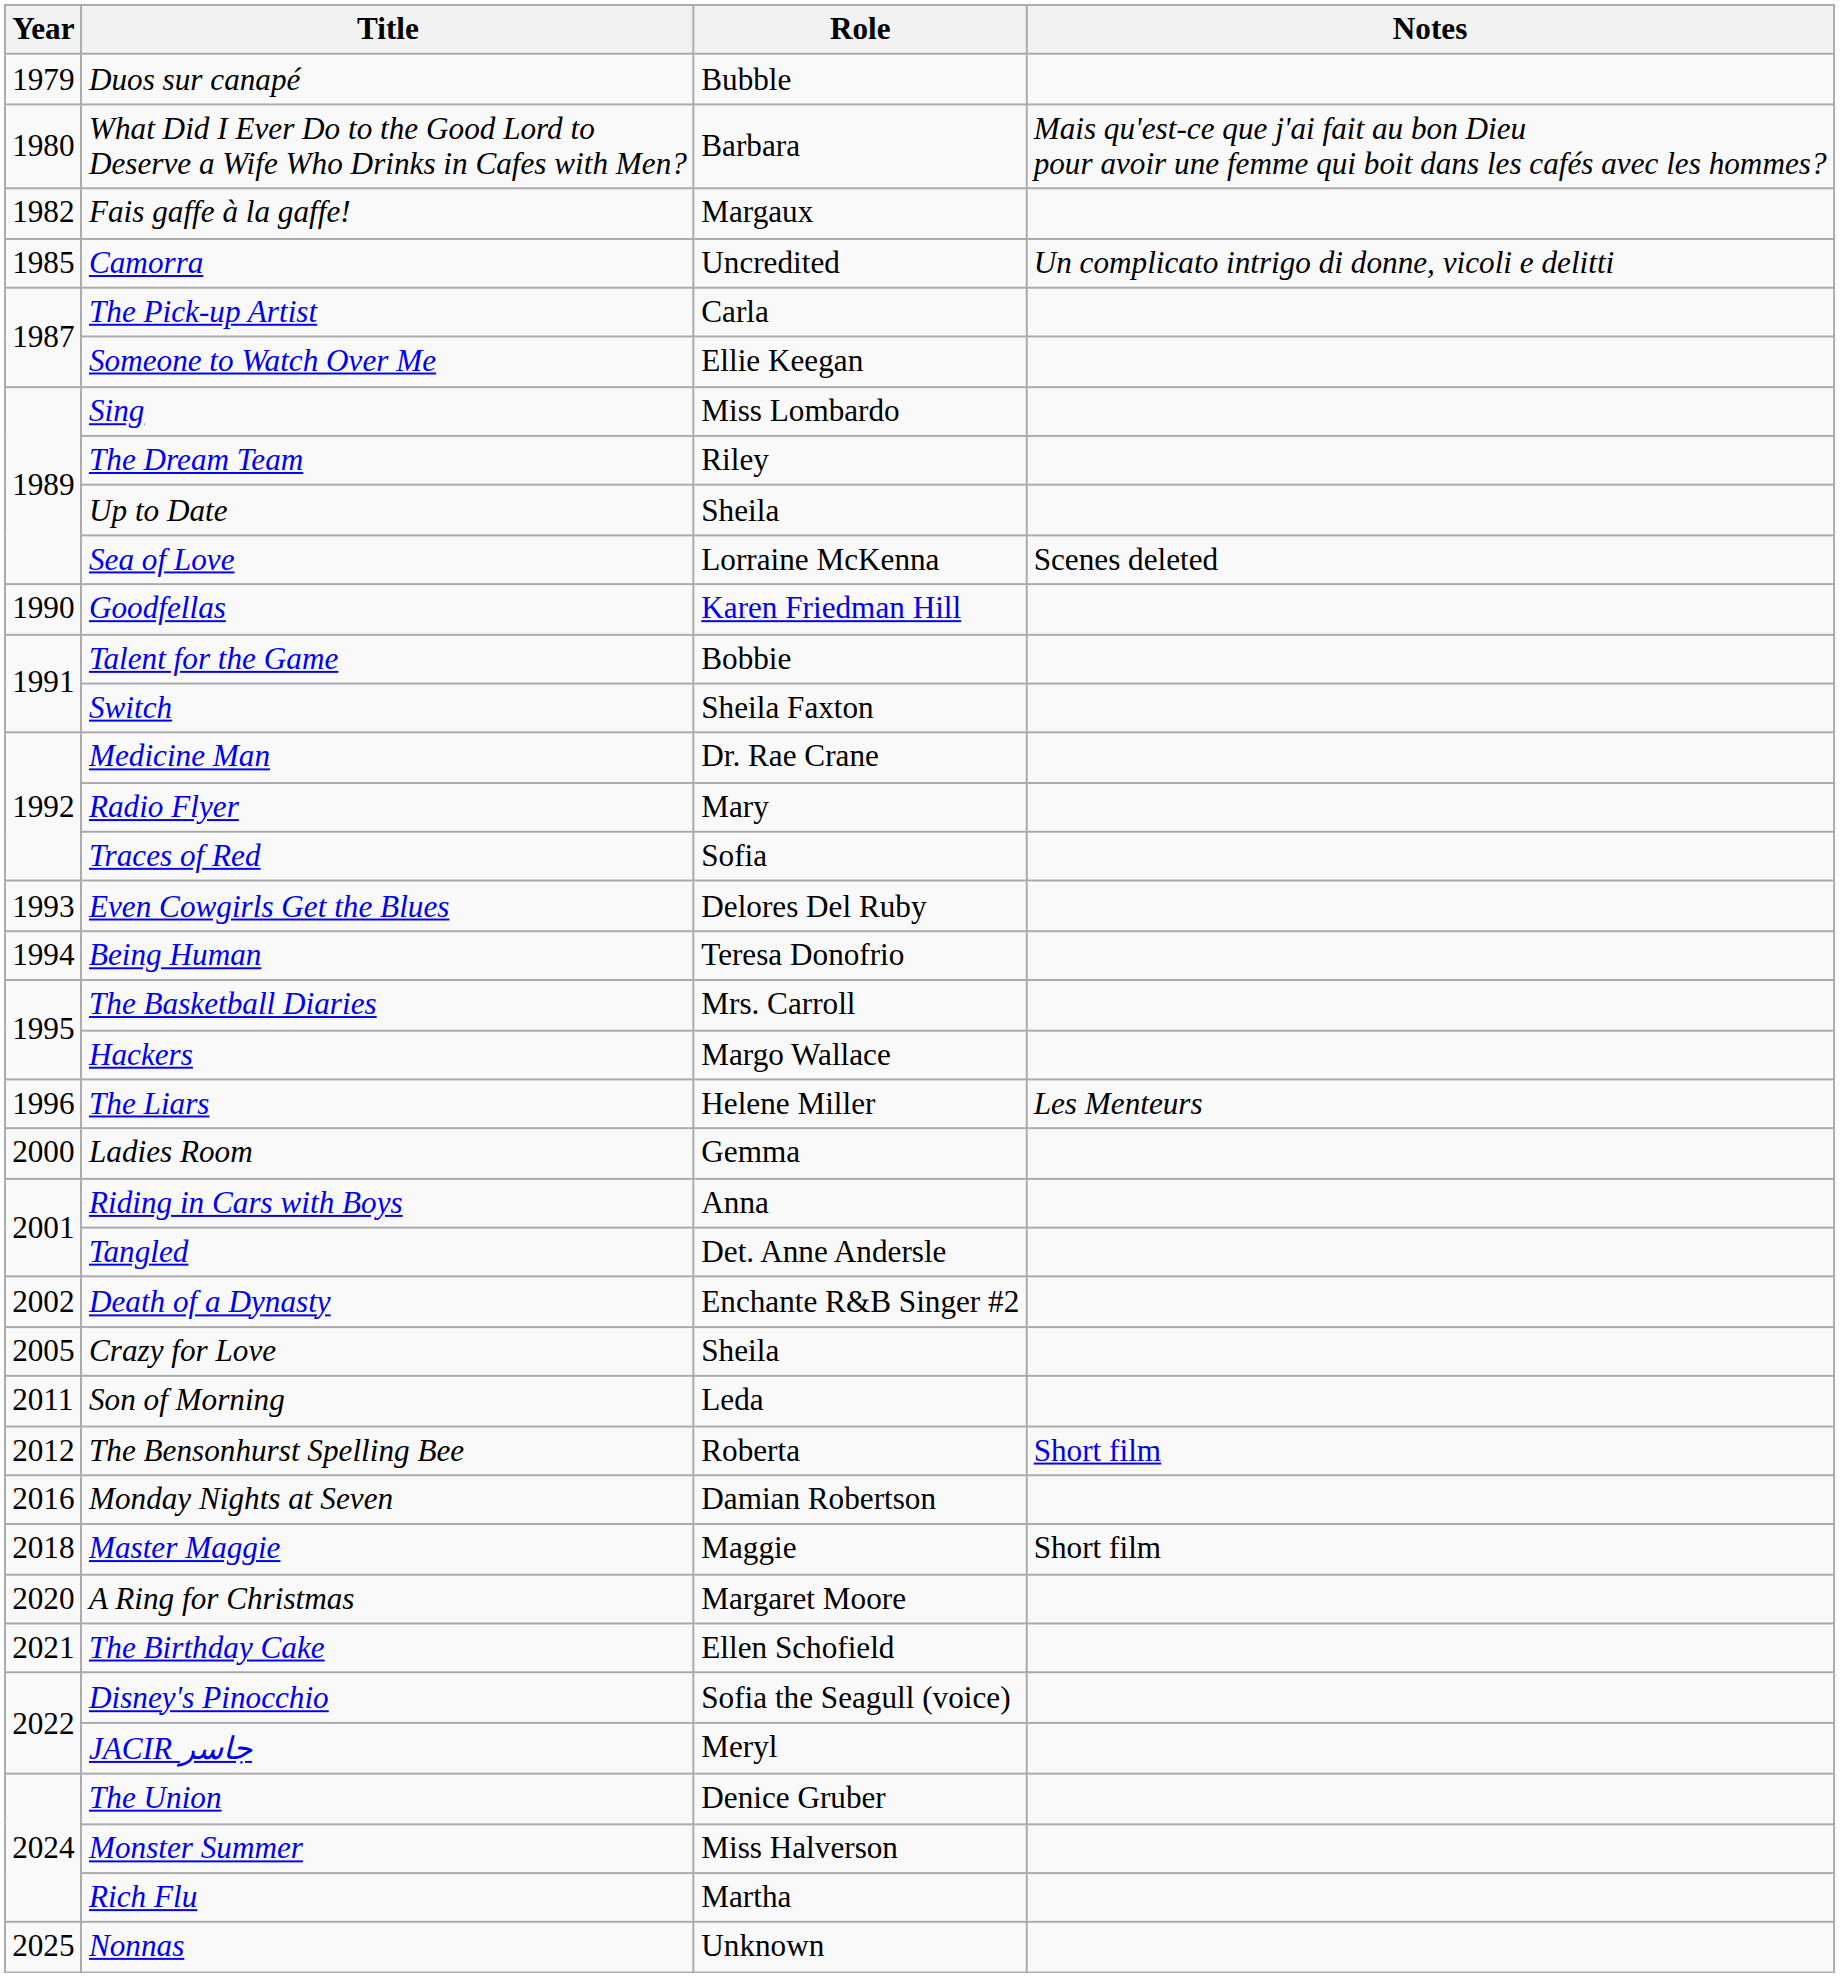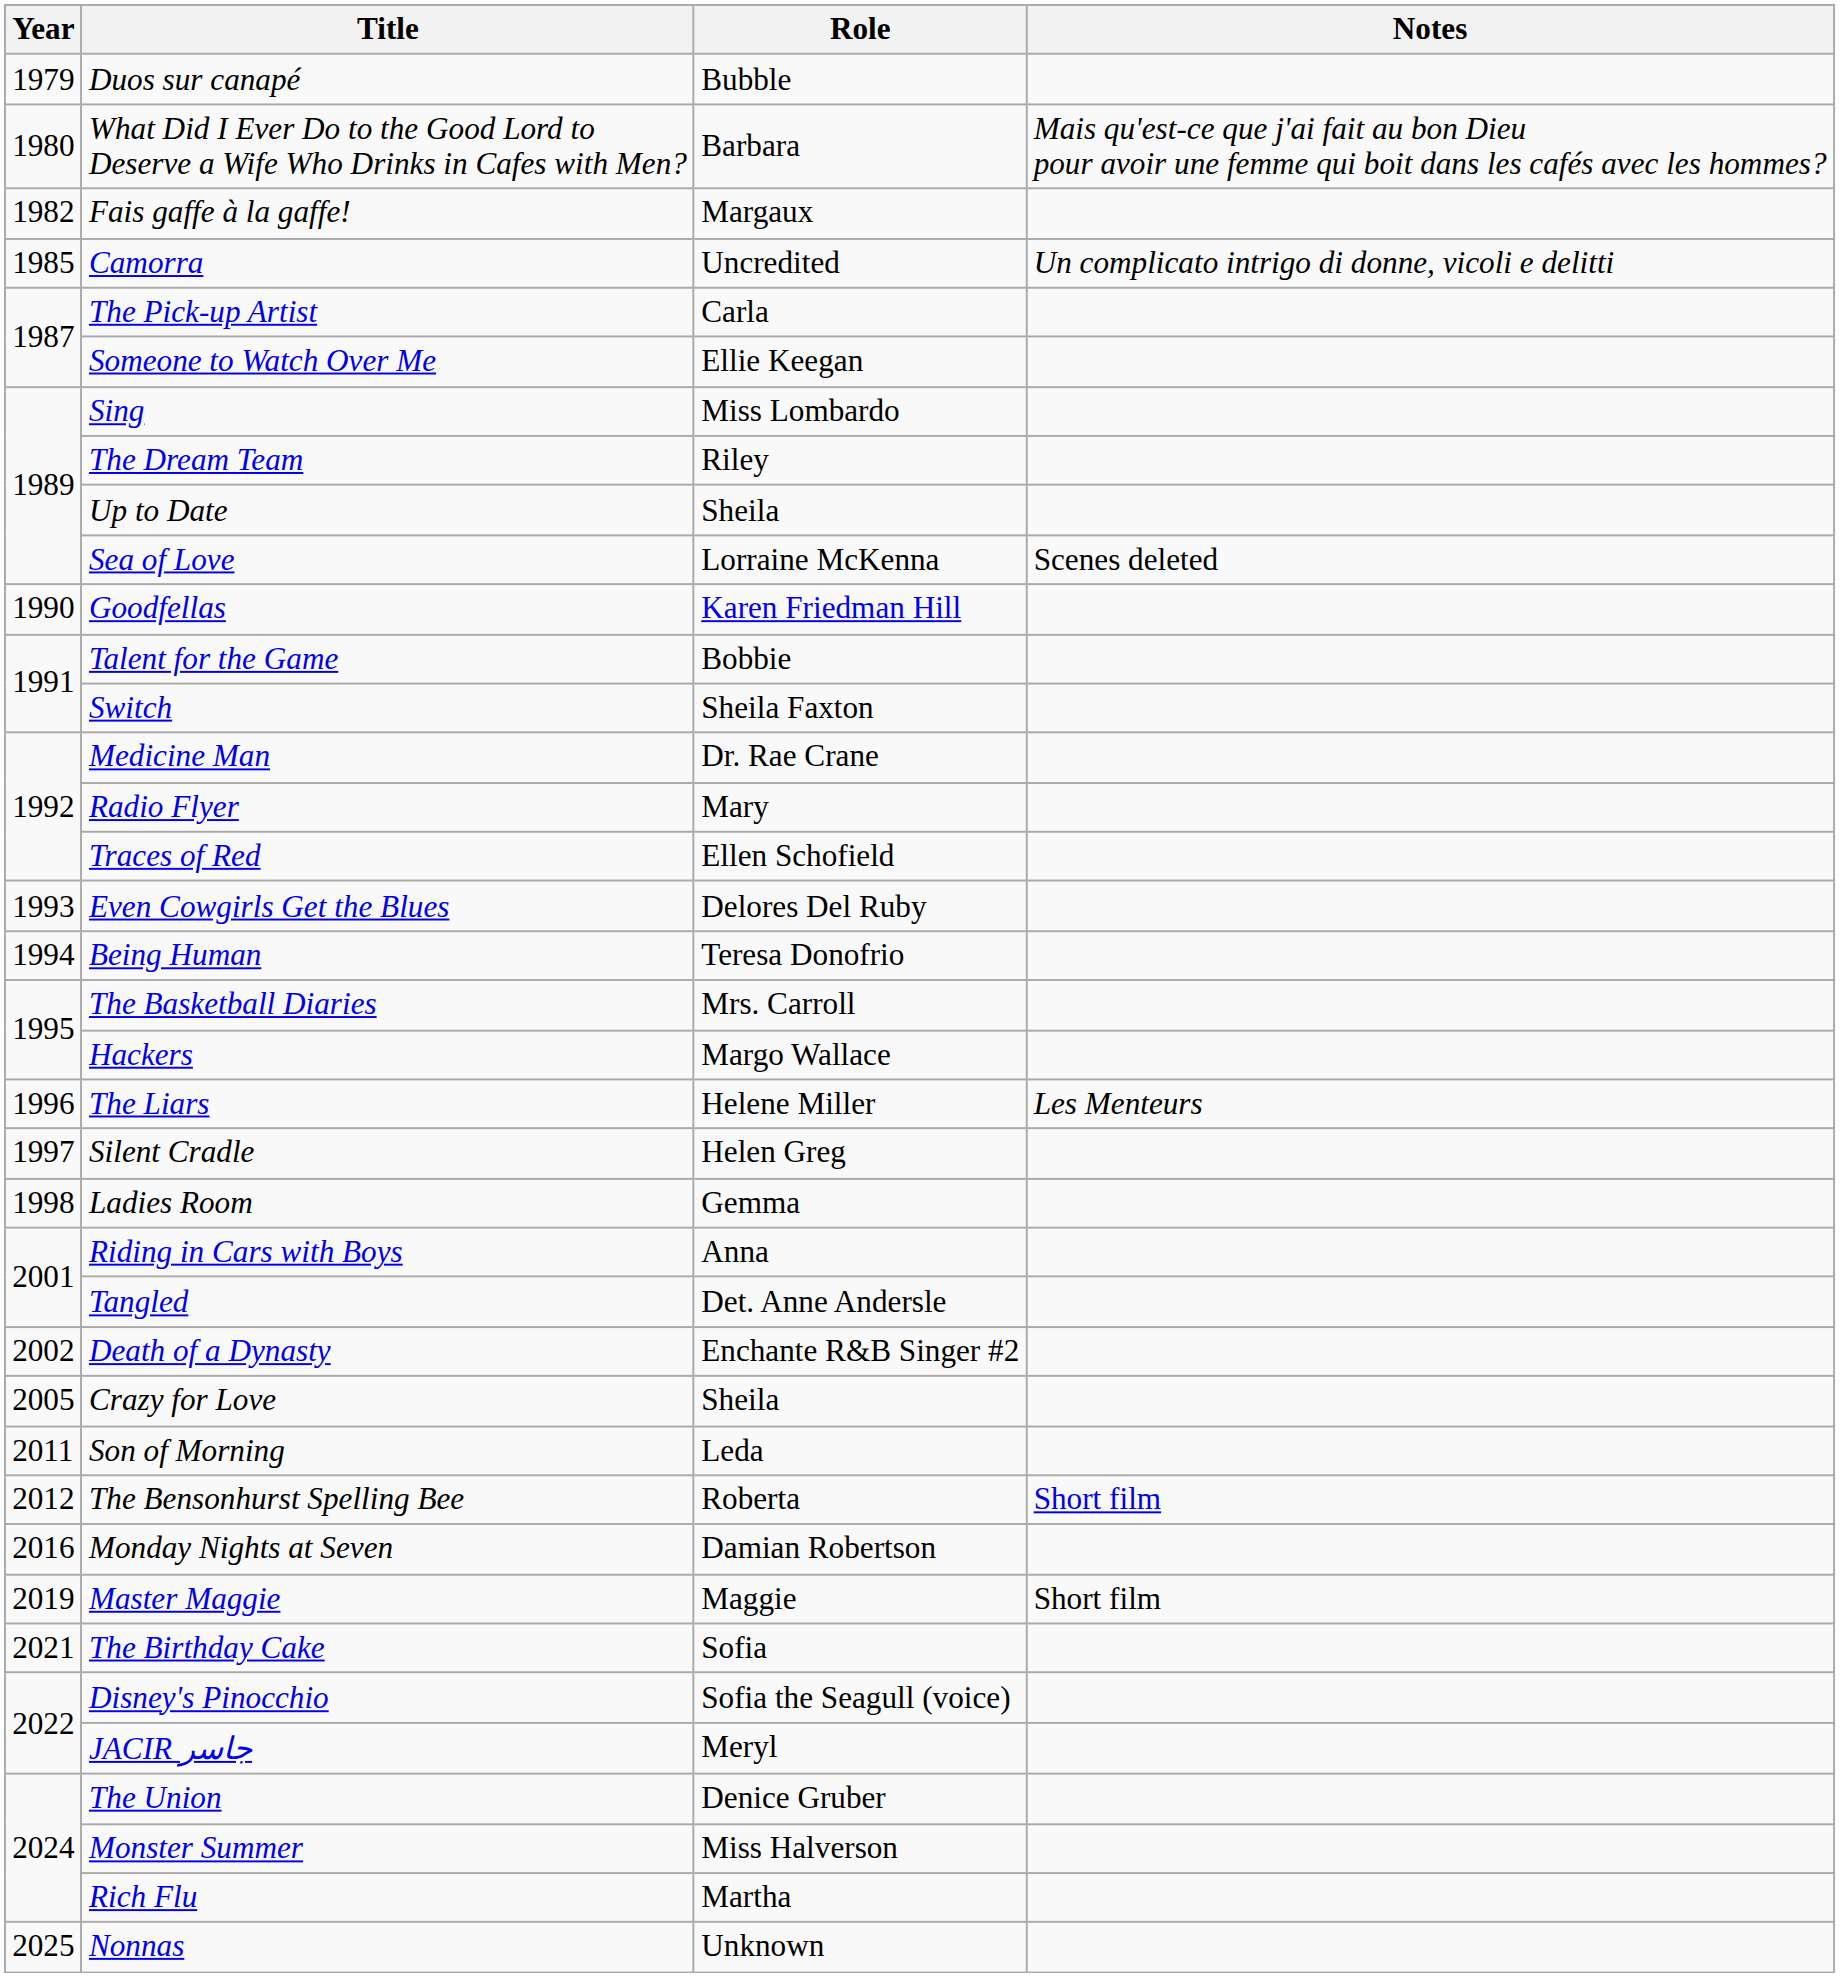(734, 856) Sofia -> (798, 856) Ellen Schofield
+ row: (172, 1152)
(43, 1152) 2000 -> (43, 1202) 1998
(43, 1548) 2018 -> (43, 1598) 2019
- row: (222, 1598)
(798, 1647) Ellen Schofield -> (734, 1647) Sofia
